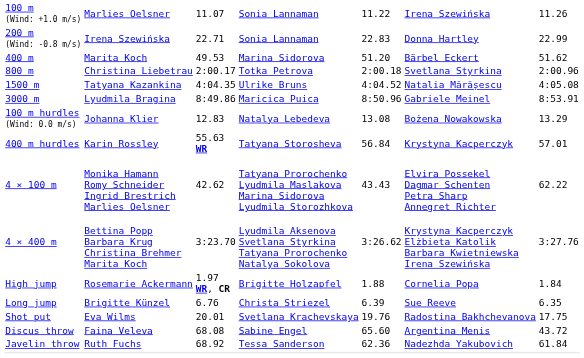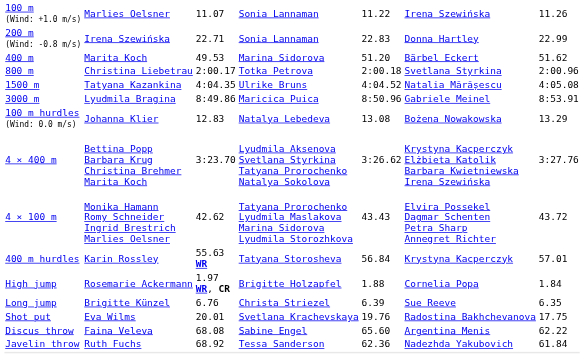rows swapped: (42, 143) <-> (31, 242)
(553, 184) 62.22 -> (553, 217) 43.72
(553, 330) 43.72 -> (553, 330) 62.22
